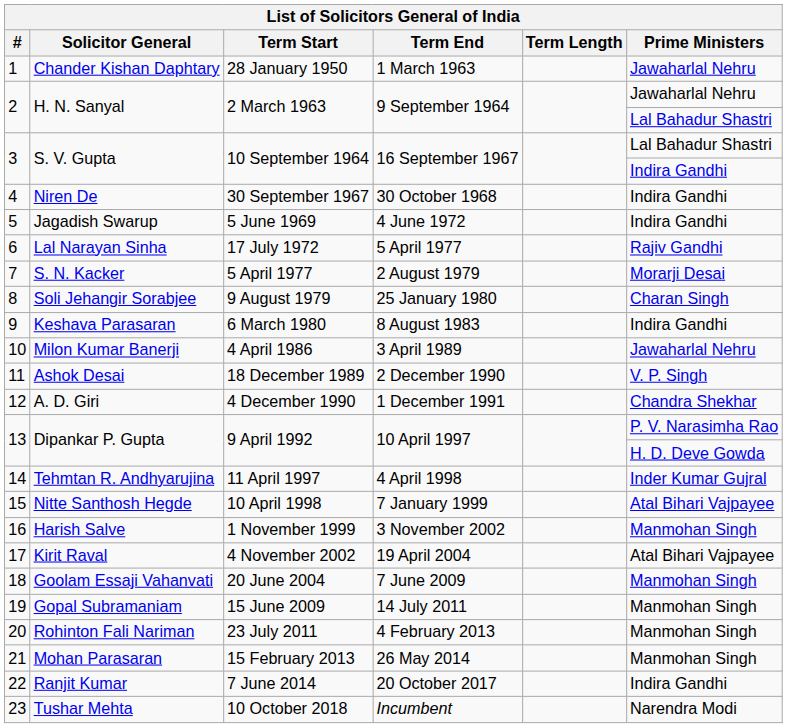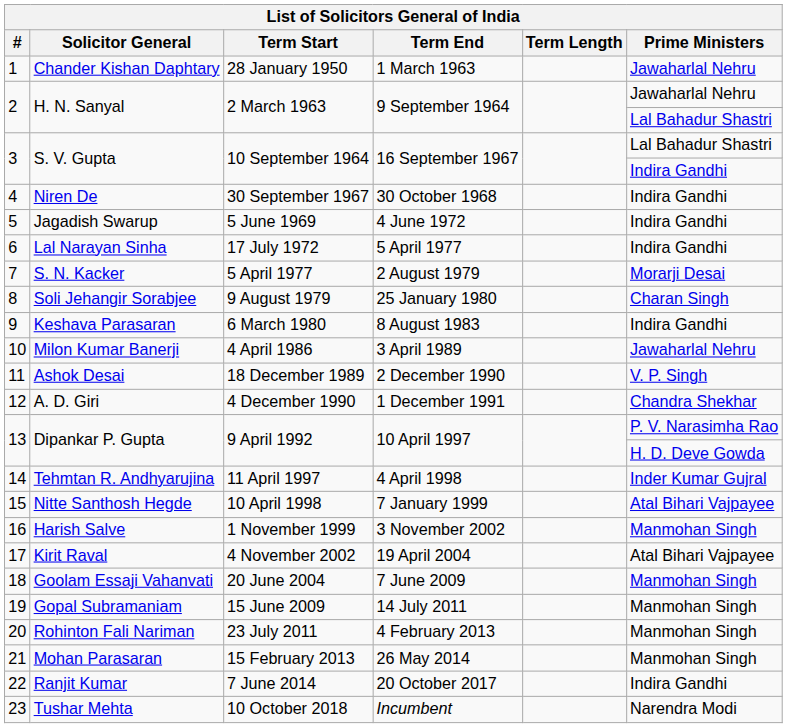(676, 247) Rajiv Gandhi -> (678, 247) Indira Gandhi
